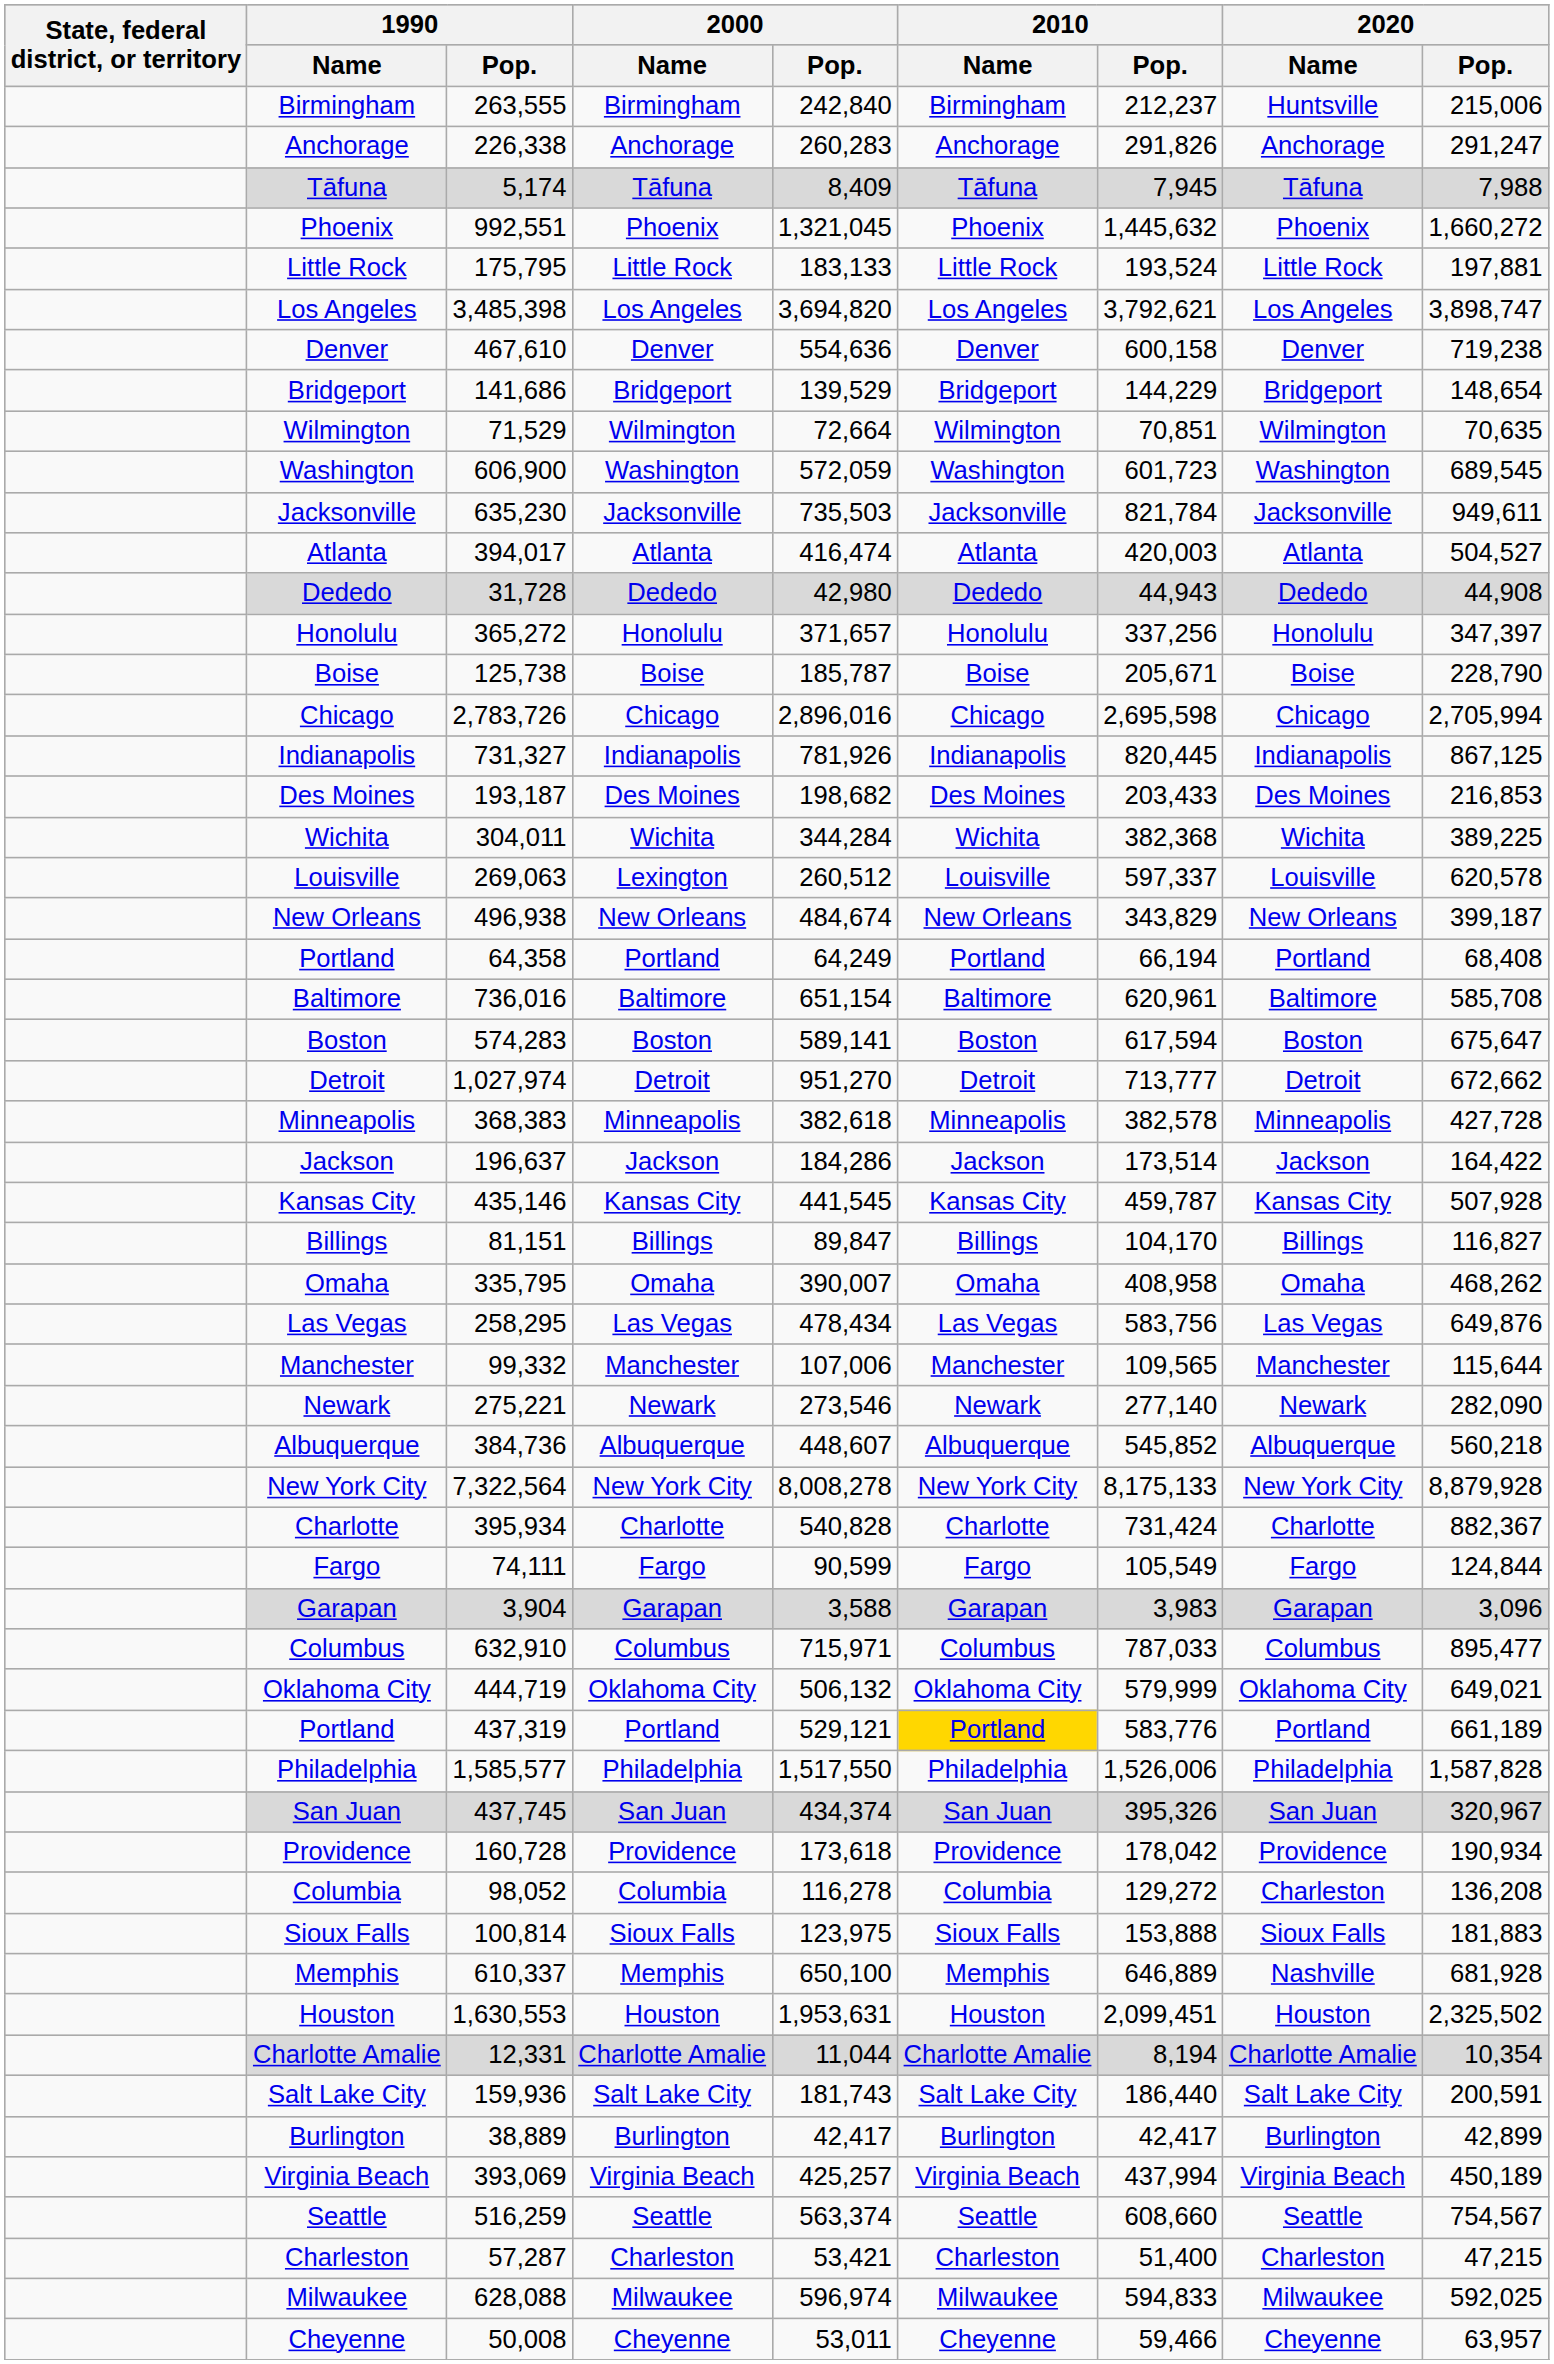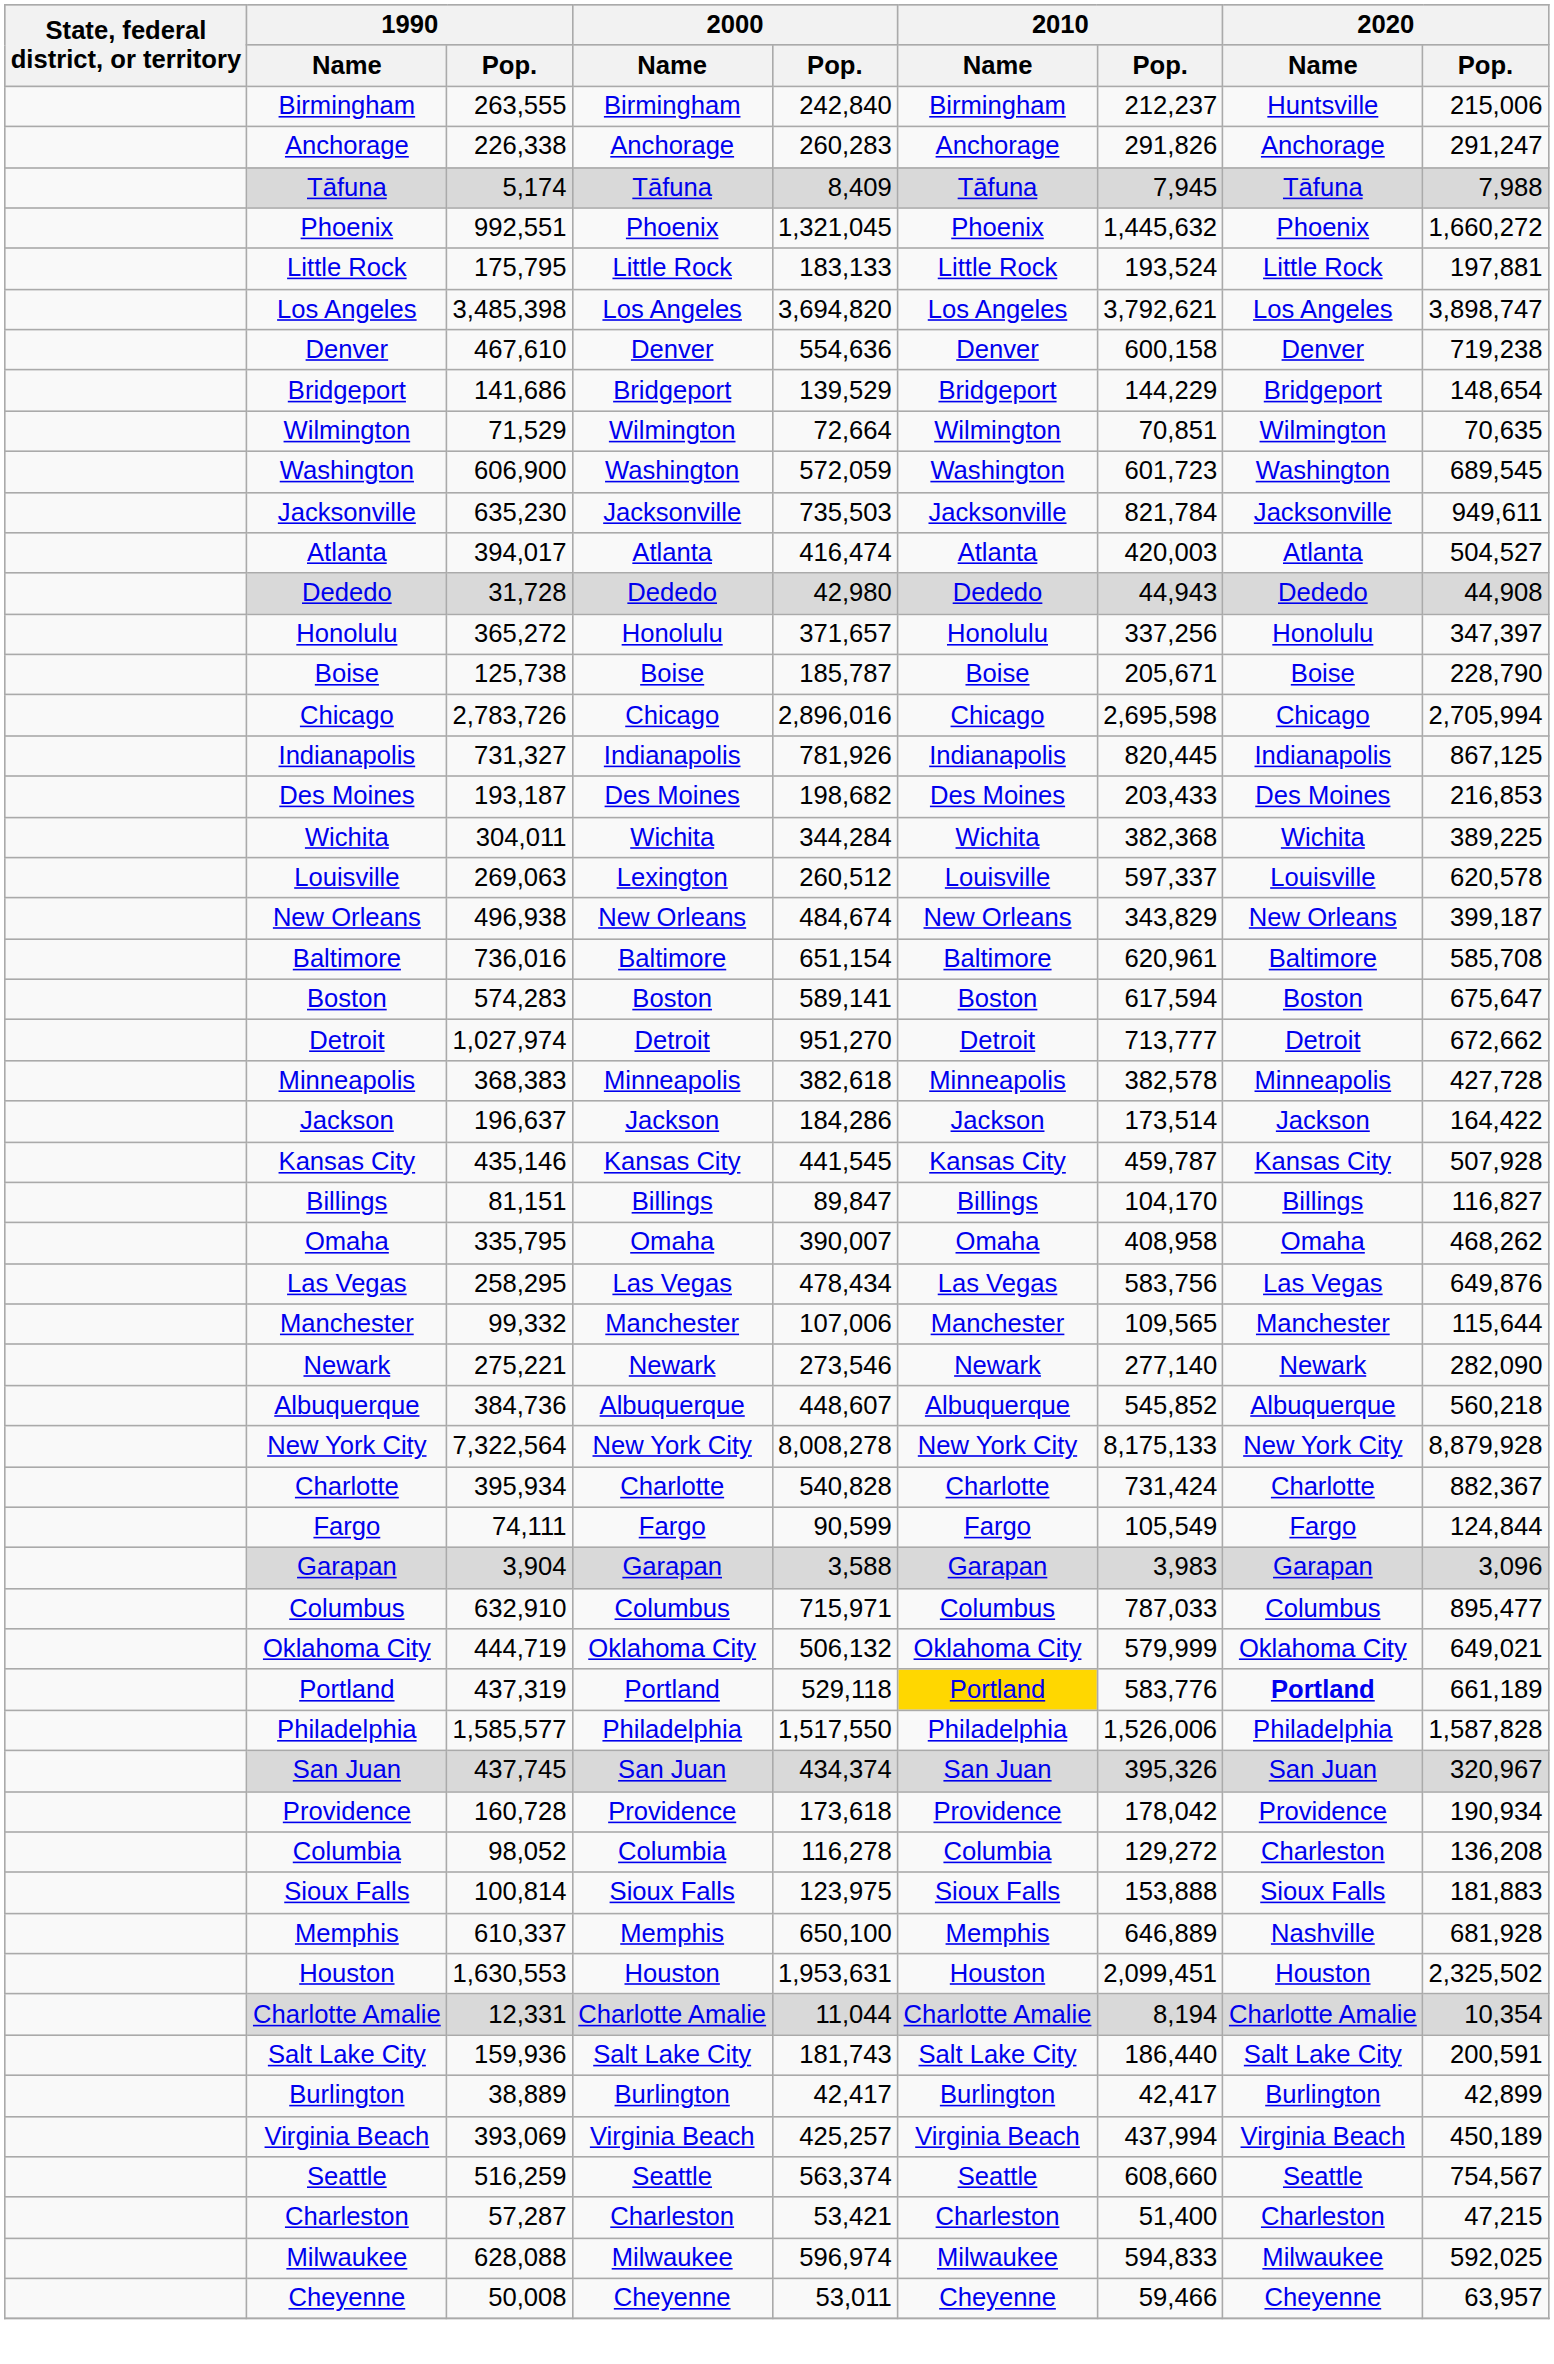- row: (347, 958)
(846, 1730) 529,121 -> (846, 1689) 529,118
(1323, 1730) normal -> (1323, 1689) bold
